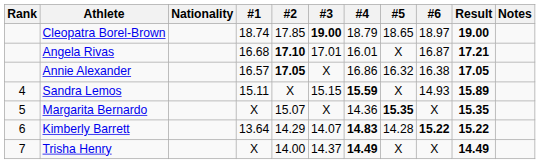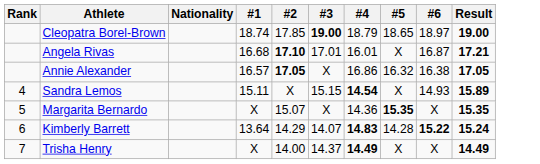- column: (515, 14)
(362, 91) 15.59 -> (362, 91) 14.54
(474, 129) 15.22 -> (474, 129) 15.24
